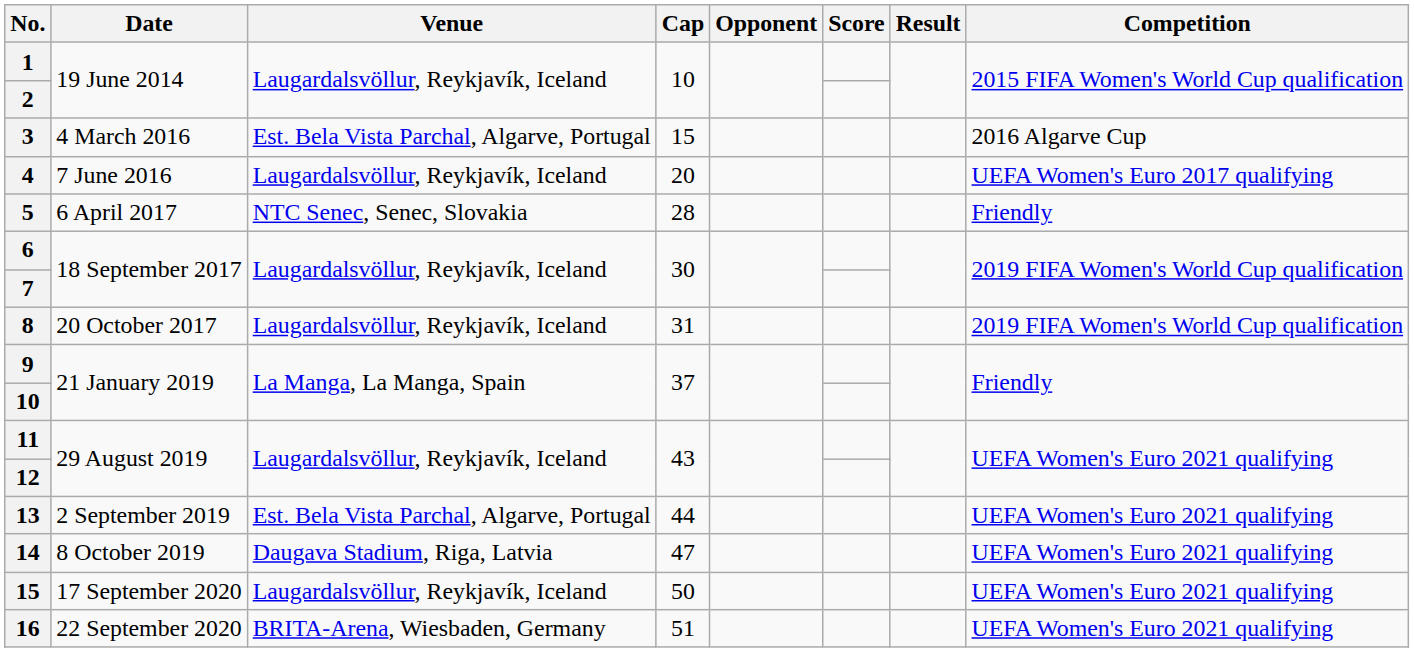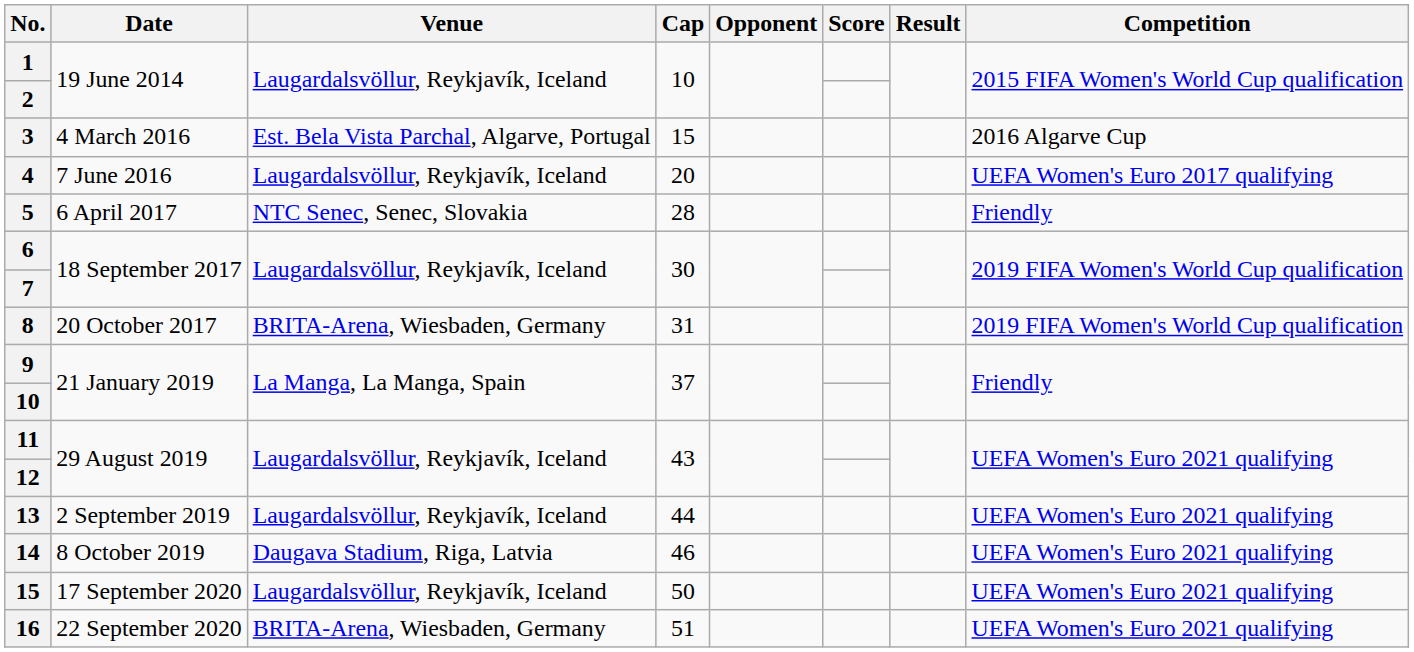(430, 325) Laugardalsvöllur, Reykjavík, Iceland -> (429, 325) BRITA-Arena, Wiesbaden, Germany
(452, 514) Est. Bela Vista Parchal, Algarve, Portugal -> (430, 514) Laugardalsvöllur, Reykjavík, Iceland
(683, 552) 47 -> (683, 552) 46
